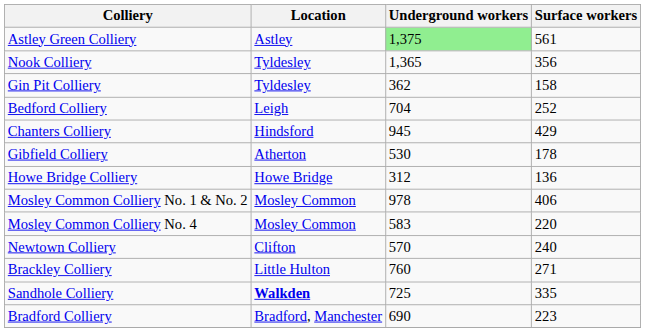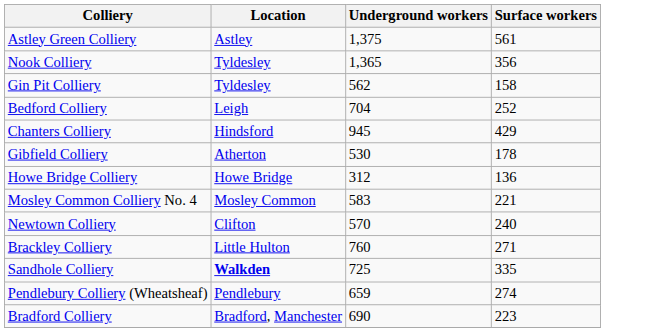(405, 39) lightgreen background -> (365, 39) no background
(400, 85) 362 -> (360, 85) 562
- row: (128, 200)
(546, 223) 220 -> (506, 200) 221
+ row: (108, 293)
